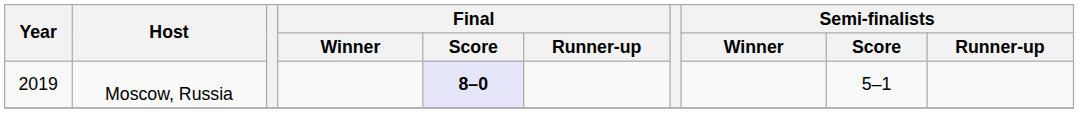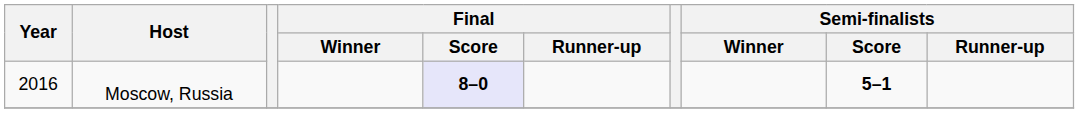(38, 85) 2019 -> (38, 85) 2016
(877, 85) normal -> (877, 85) bold
